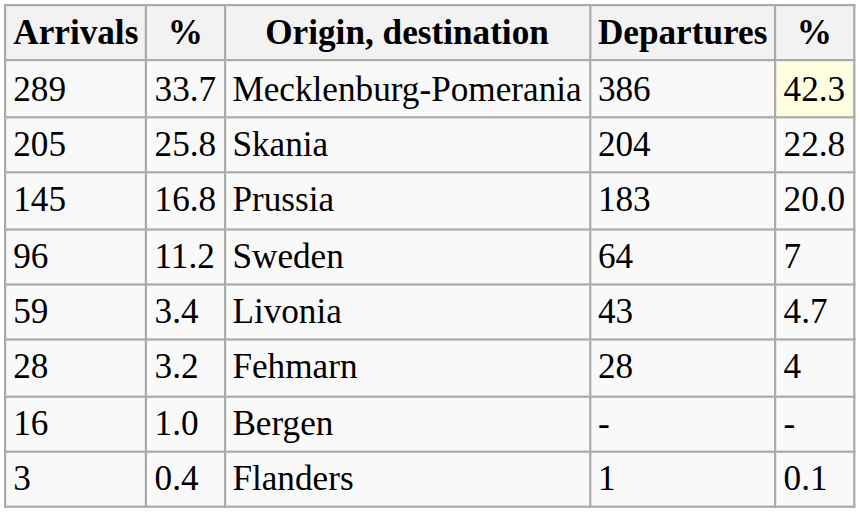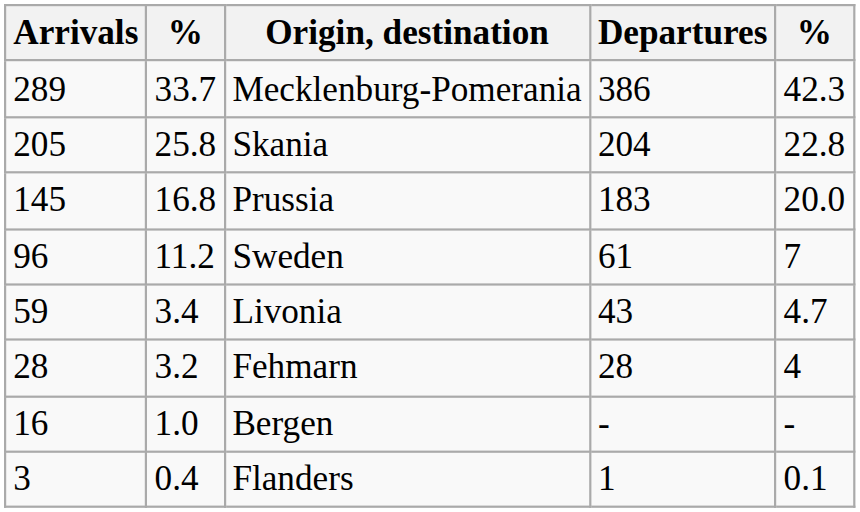(814, 88) lightyellow background -> (814, 88) no background
(615, 255) 64 -> (615, 255) 61
